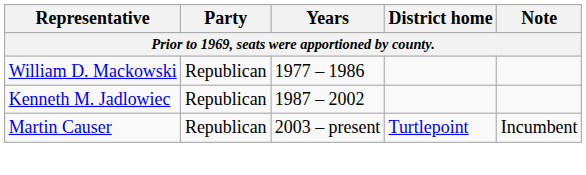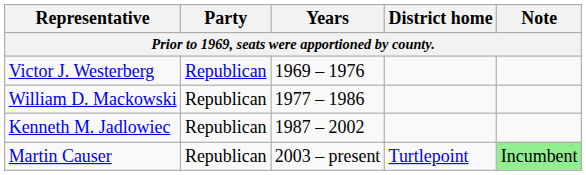+ row: (81, 70)
(539, 127) no background -> (539, 156) lightgreen background
